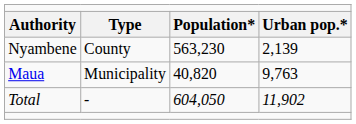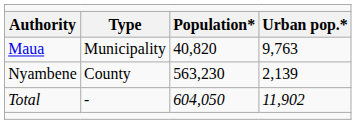rows swapped: (26, 74) <-> (42, 49)
